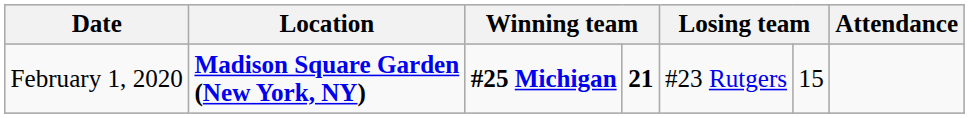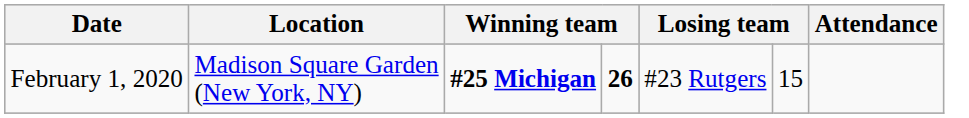(327, 78) bold -> (317, 78) normal
(641, 78) 21 -> (620, 78) 26
